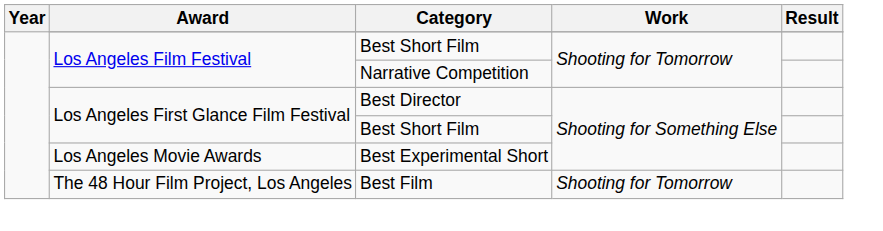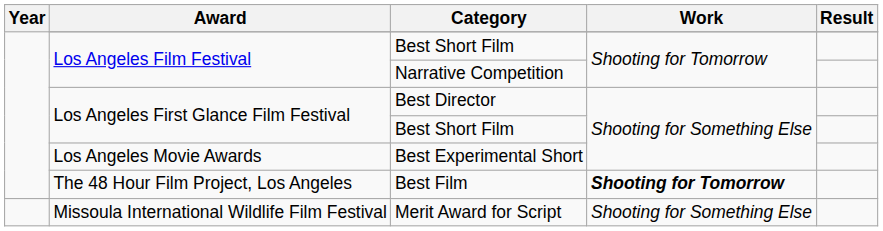(644, 184) normal -> (688, 184) bold
+ row: (220, 211)
